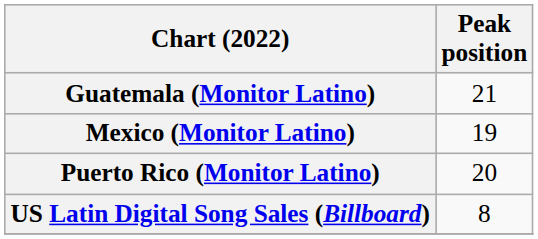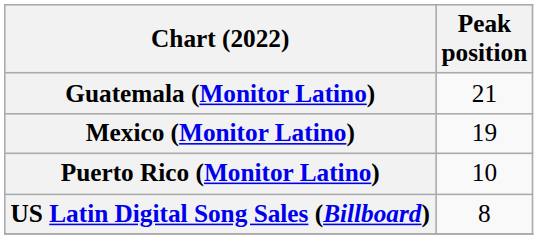(484, 173) 20 -> (484, 173) 10
